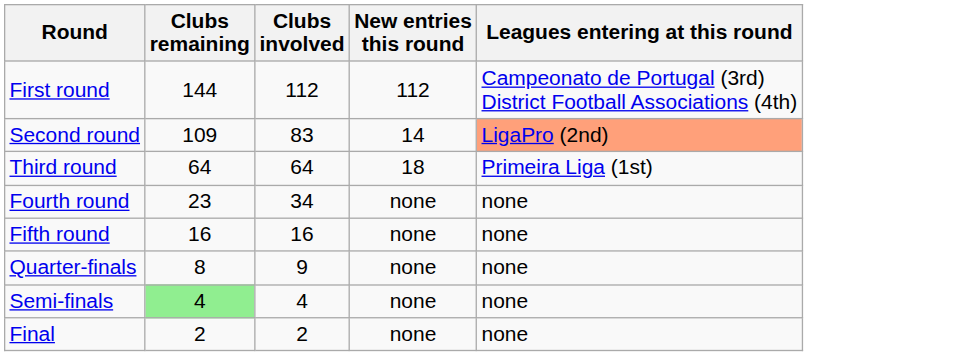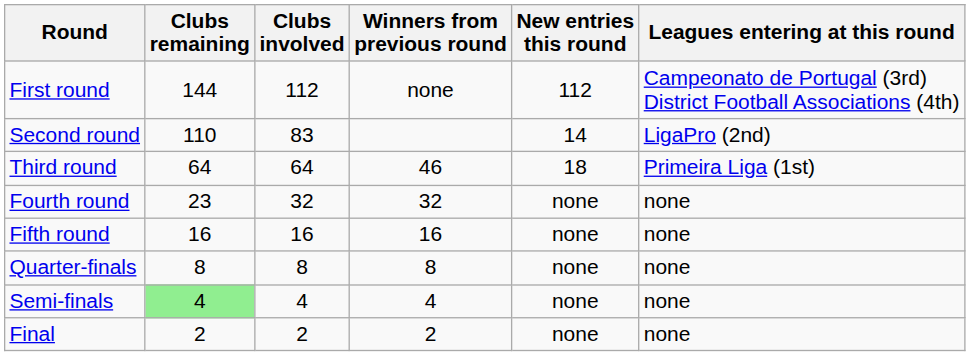+ column: (430, 32)
(200, 134) 109 -> (200, 134) 110
(545, 134) lightsalmon background -> (707, 134) no background
(302, 201) 34 -> (302, 201) 32
(302, 267) 9 -> (302, 267) 8
